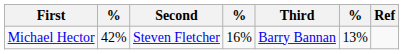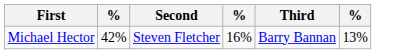- column: (385, 15)
